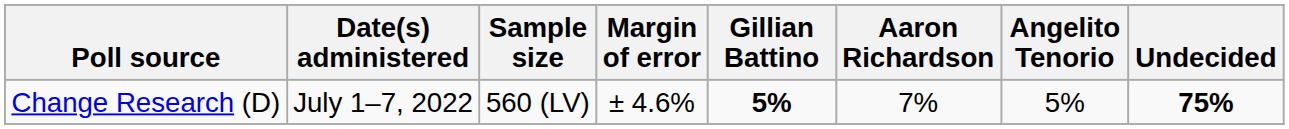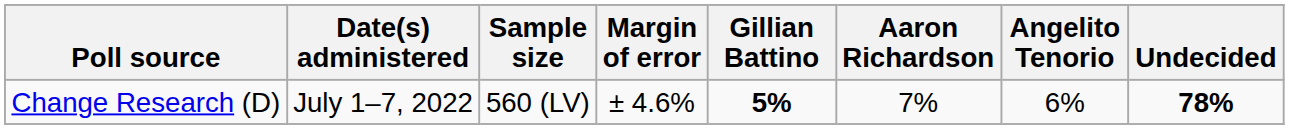(1065, 102) 5% -> (1065, 102) 6%
(1206, 102) 75% -> (1206, 102) 78%
